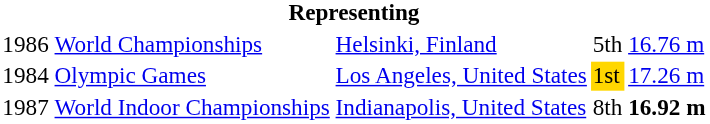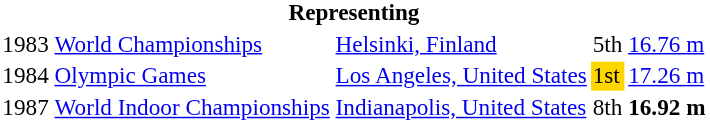(26, 44) 1986 -> (26, 44) 1983
